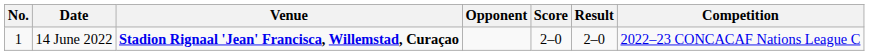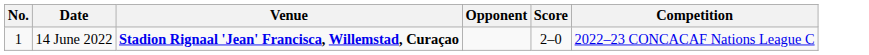- column: (594, 15)
